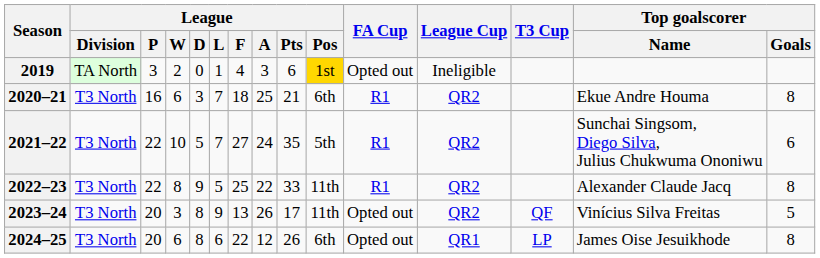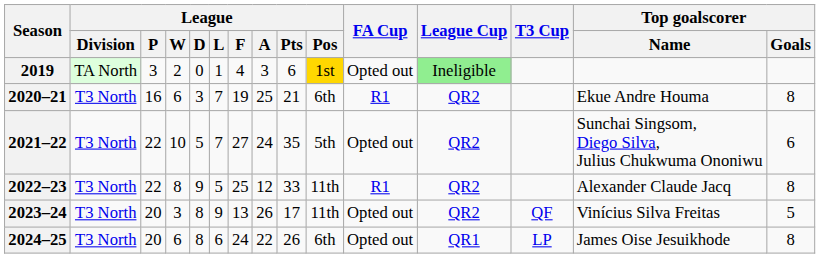(464, 70) no background -> (464, 70) lightgreen background
(240, 96) 18 -> (240, 96) 19
(380, 141) R1 -> (380, 141) Opted out
(265, 187) 22 -> (265, 187) 12
(240, 239) 22 -> (240, 239) 24
(265, 239) 12 -> (265, 239) 22
